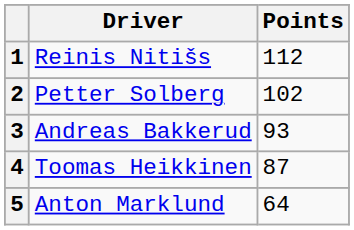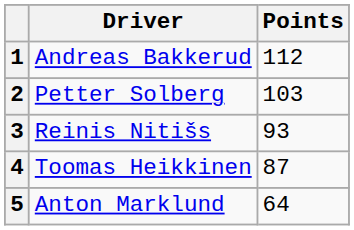(123, 60) Reinis Nitišs -> (143, 60) Andreas Bakkerud
(283, 96) 102 -> (283, 96) 103
(143, 133) Andreas Bakkerud -> (123, 133) Reinis Nitišs
